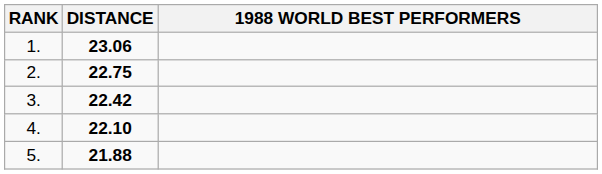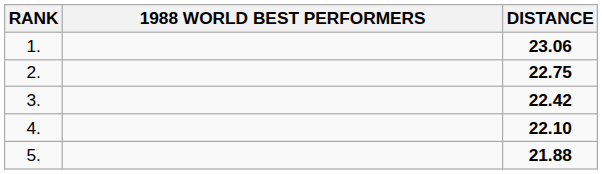columns swapped: (378, 19) <-> (110, 19)
